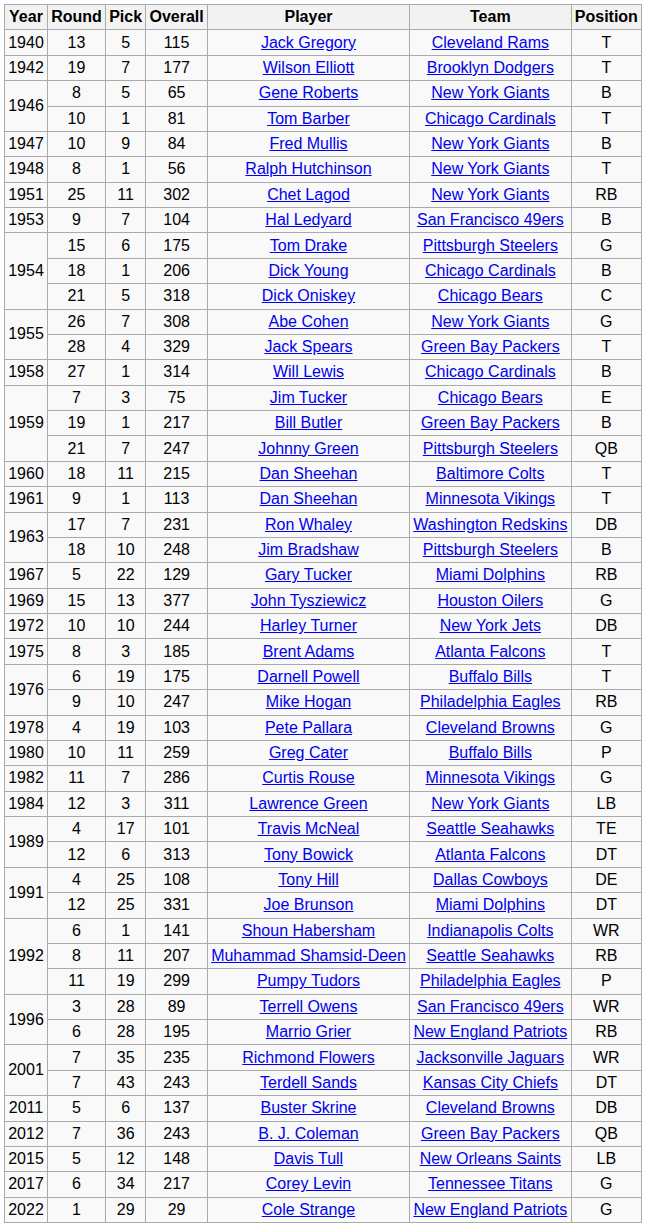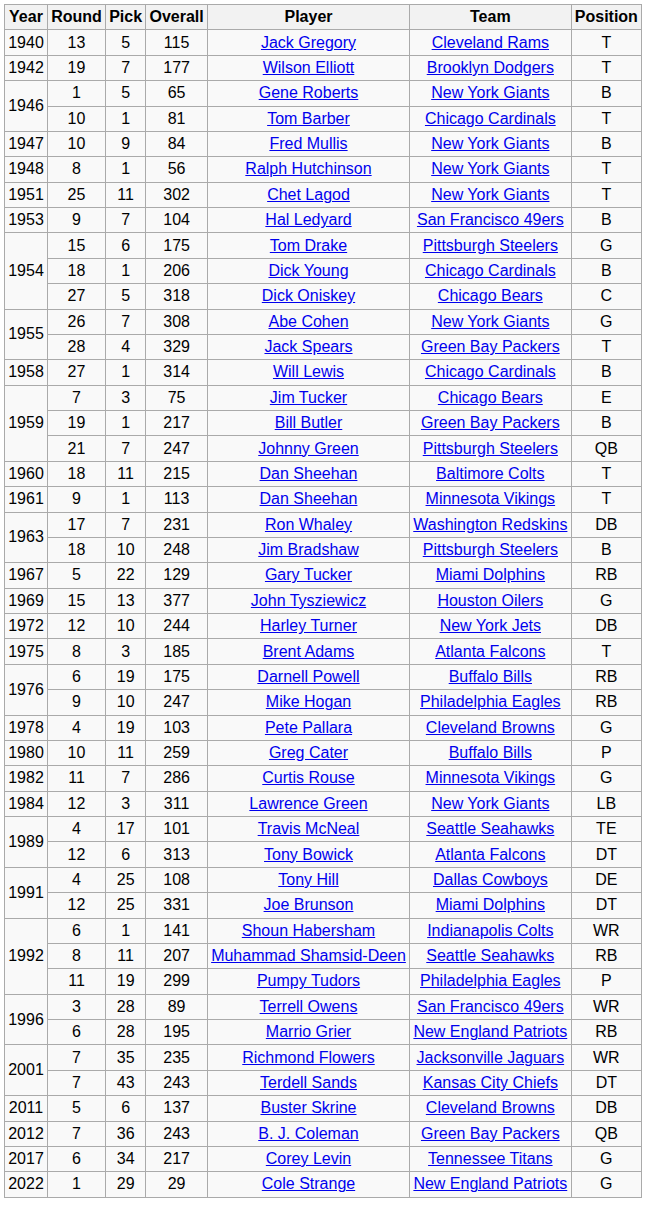(76, 93) 8 -> (76, 93) 1
(606, 194) RB -> (606, 194) T
(76, 296) 21 -> (76, 296) 27
(76, 626) 10 -> (76, 626) 12
(606, 676) T -> (606, 676) RB
- row: (26, 1159)
